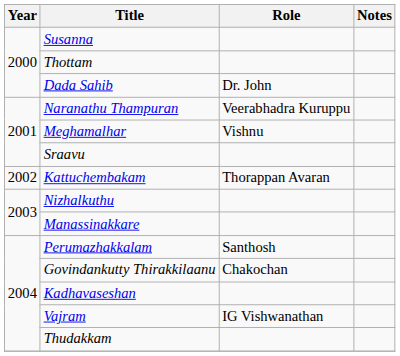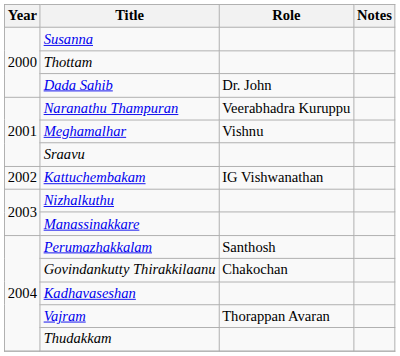(276, 177) Thorappan Avaran -> (273, 177) IG Vishwanathan
(273, 316) IG Vishwanathan -> (276, 316) Thorappan Avaran
